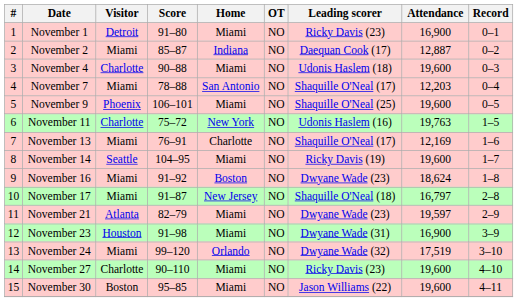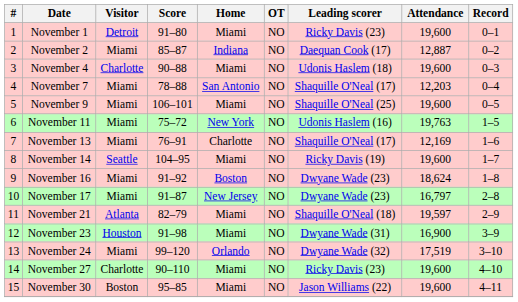(435, 31) 16,900 -> (435, 31) 19,600
(122, 104) Phoenix -> (122, 104) Miami
(122, 123) Charlotte -> (122, 123) Miami
(345, 196) Shaquille O'Neal (18) -> (345, 196) Dwyane Wade (23)
(345, 214) Dwyane Wade (23) -> (345, 214) Shaquille O'Neal (18)
